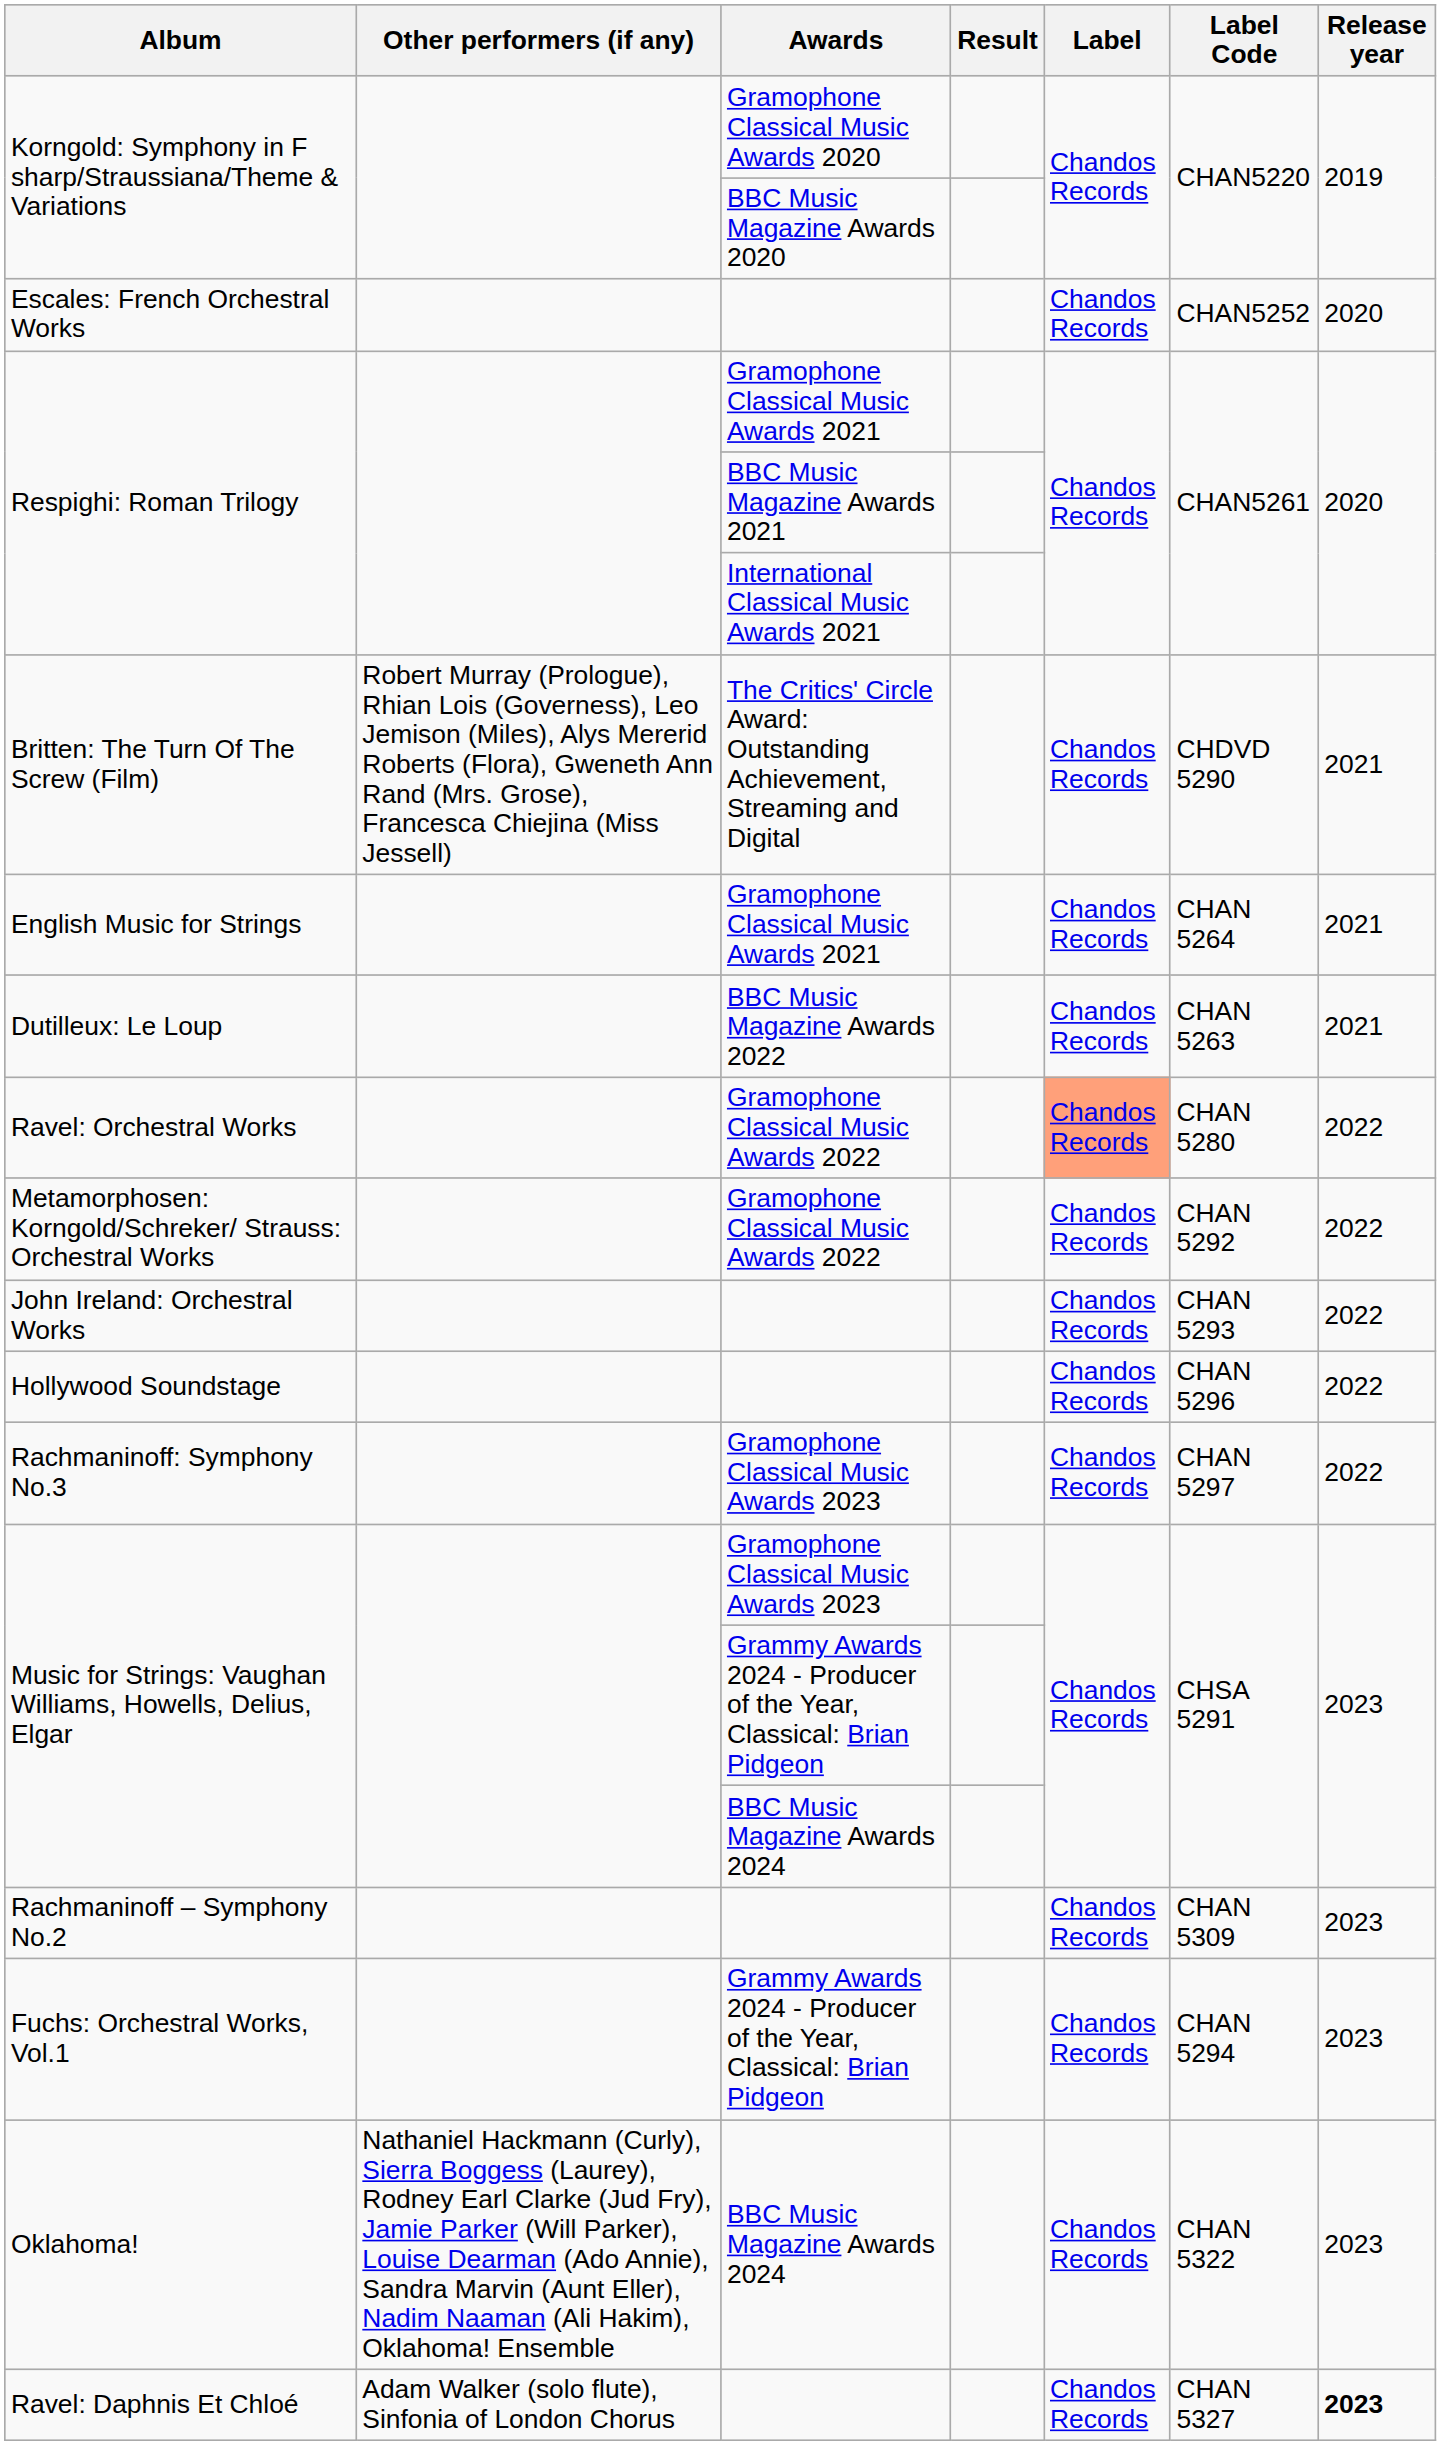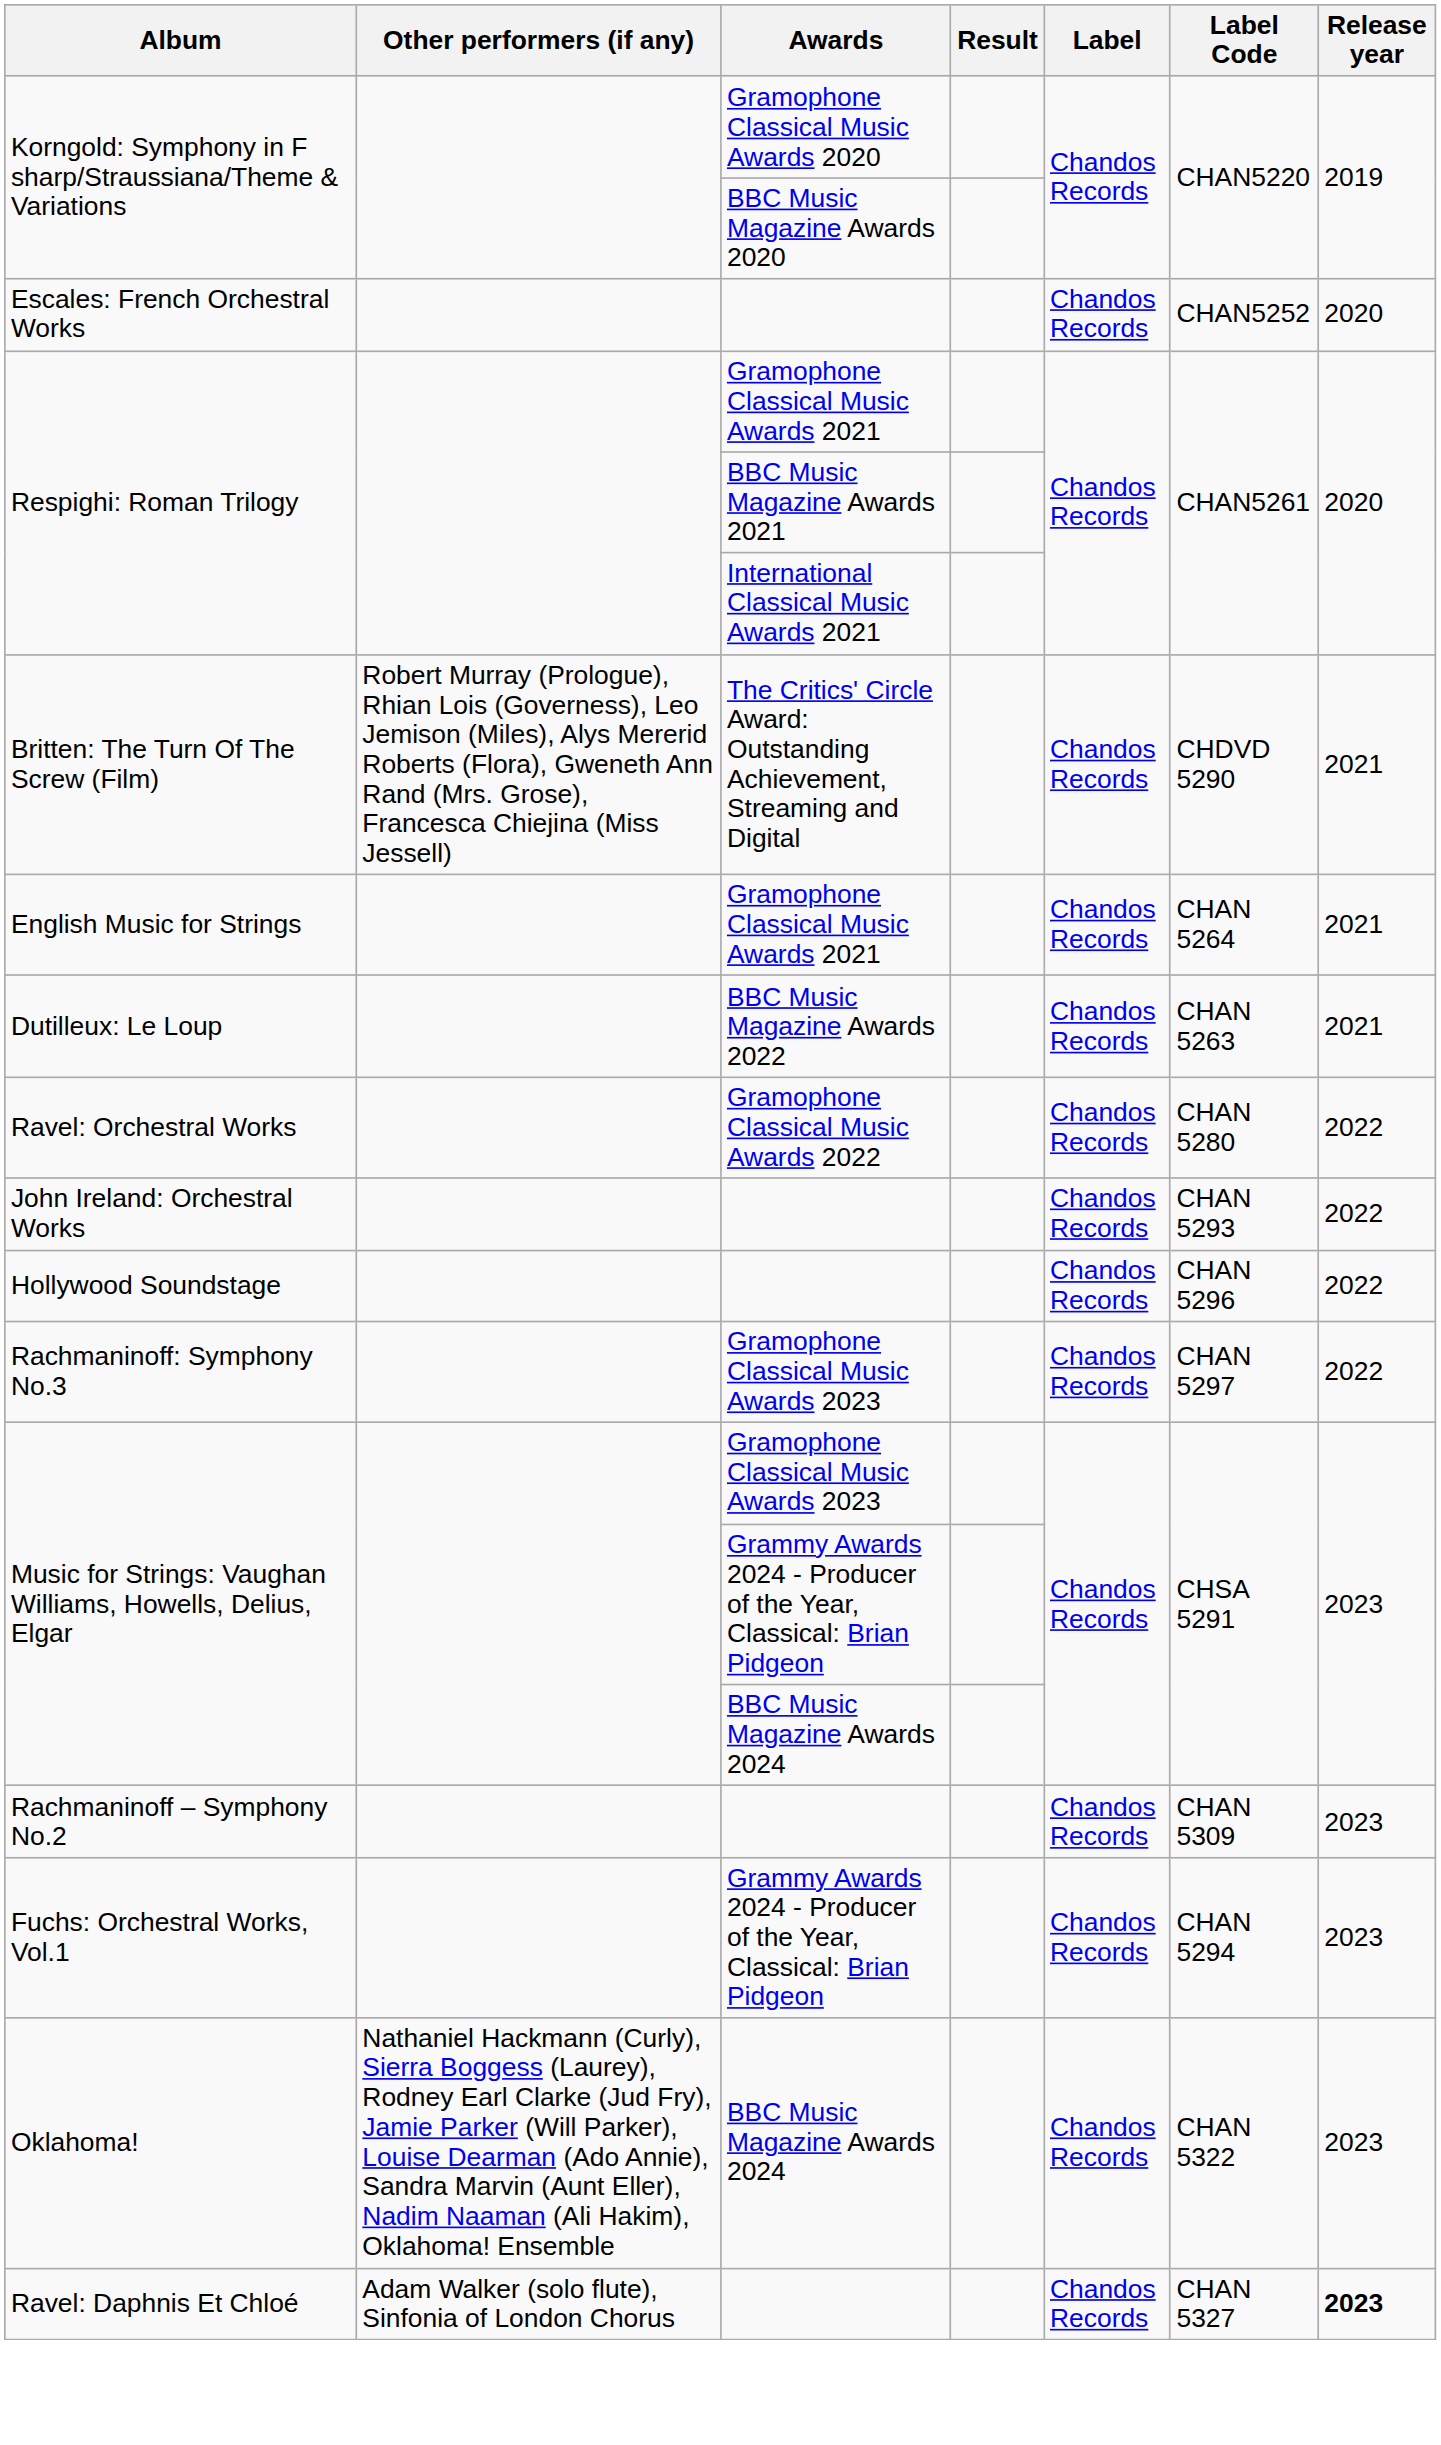(1103, 1127) lightsalmon background -> (1103, 1127) no background
- row: (176, 1228)
